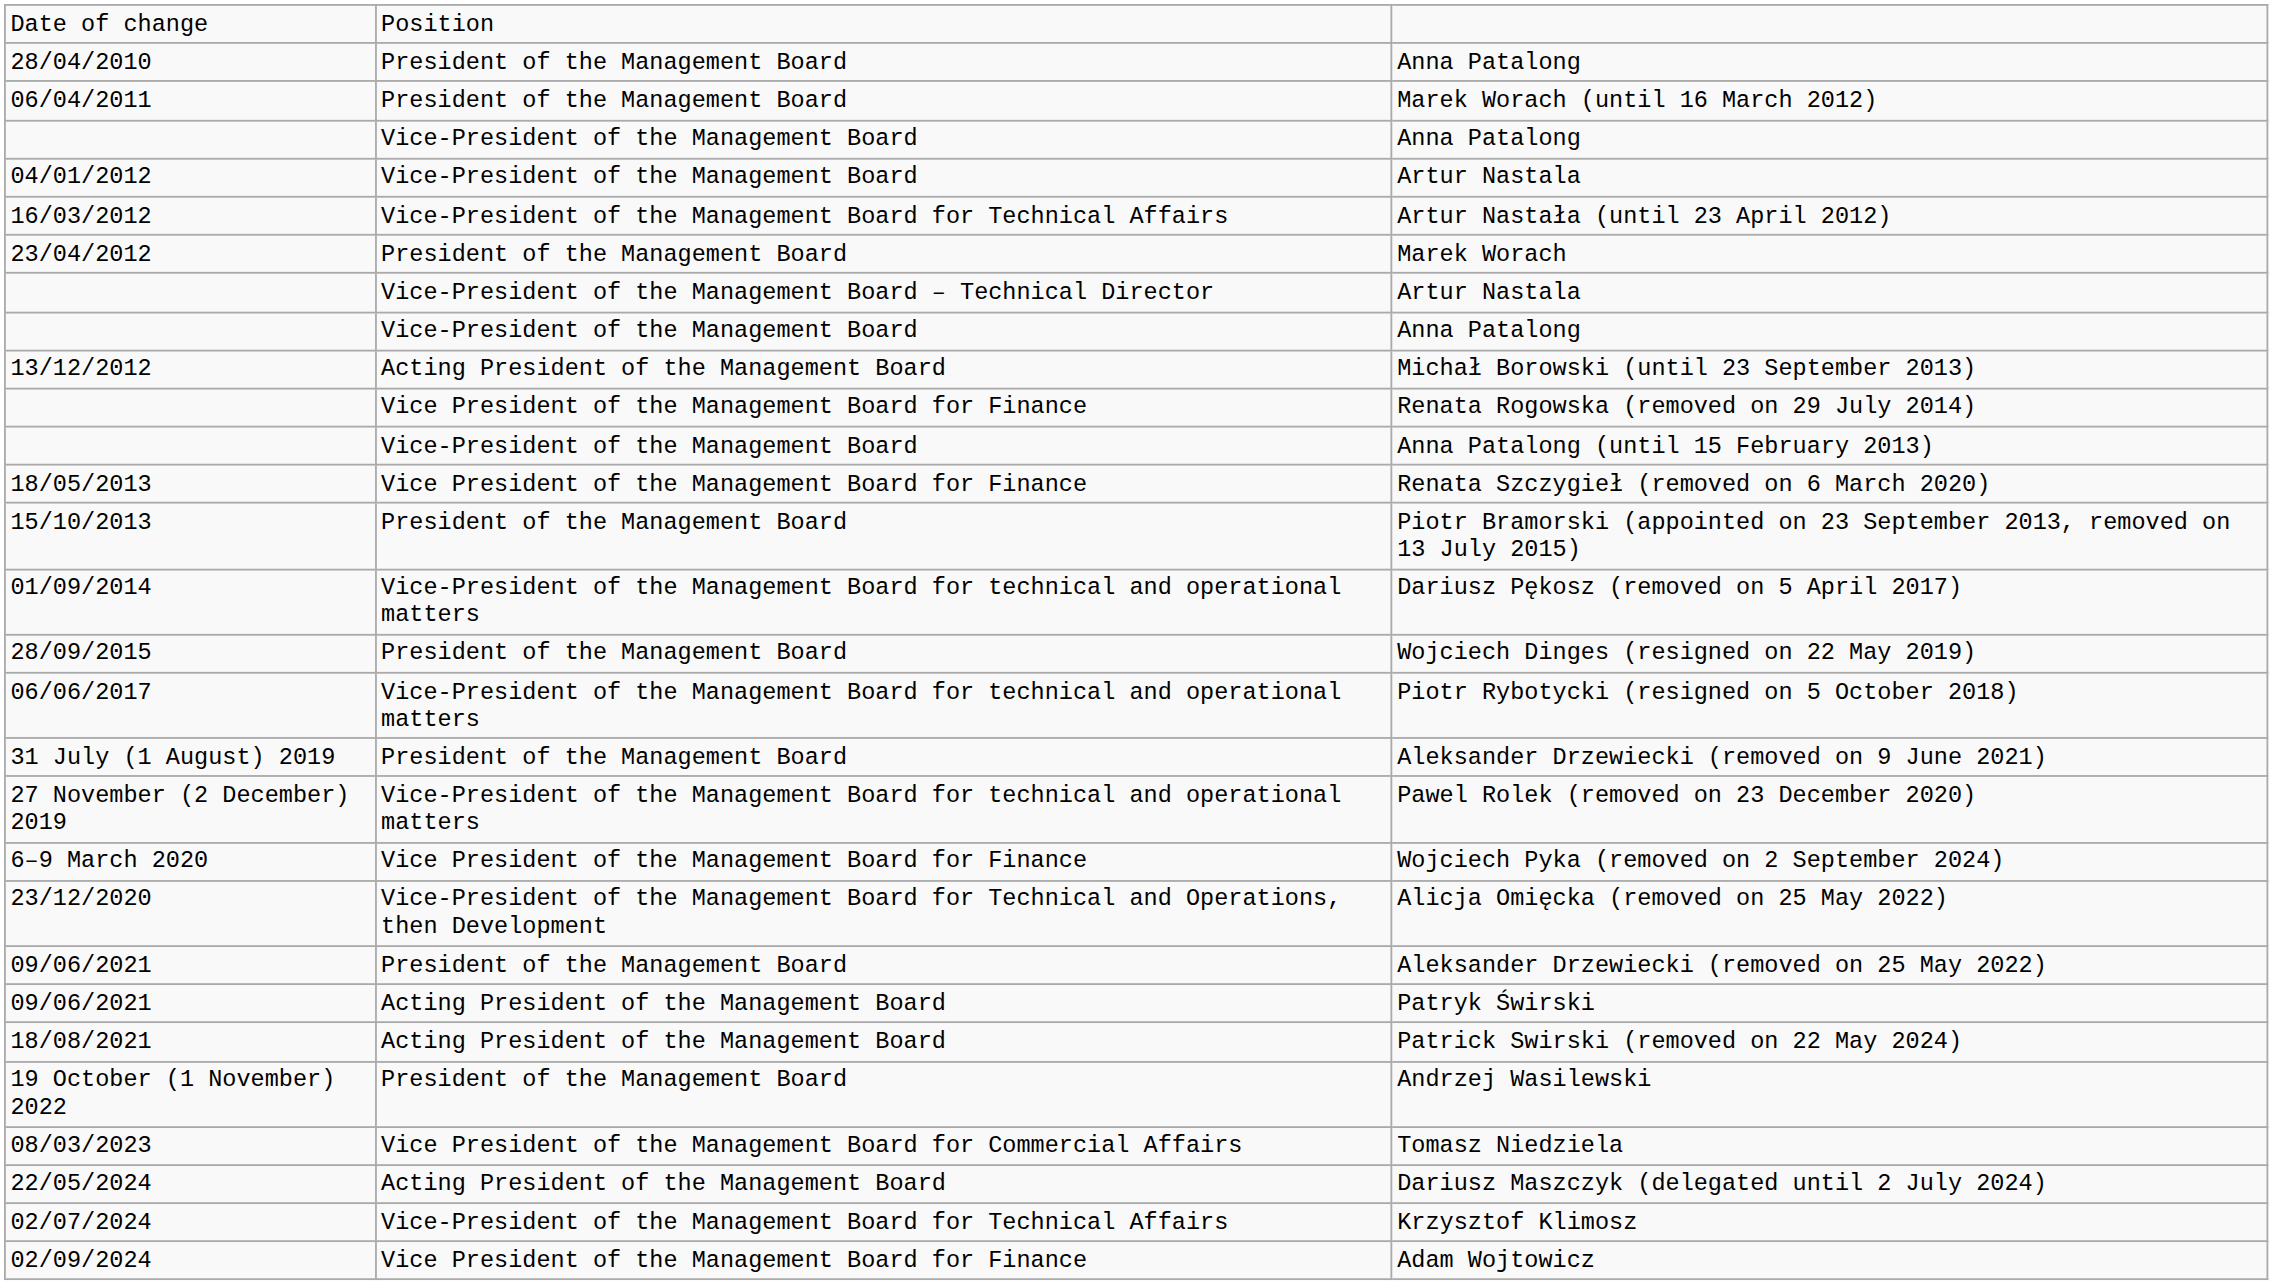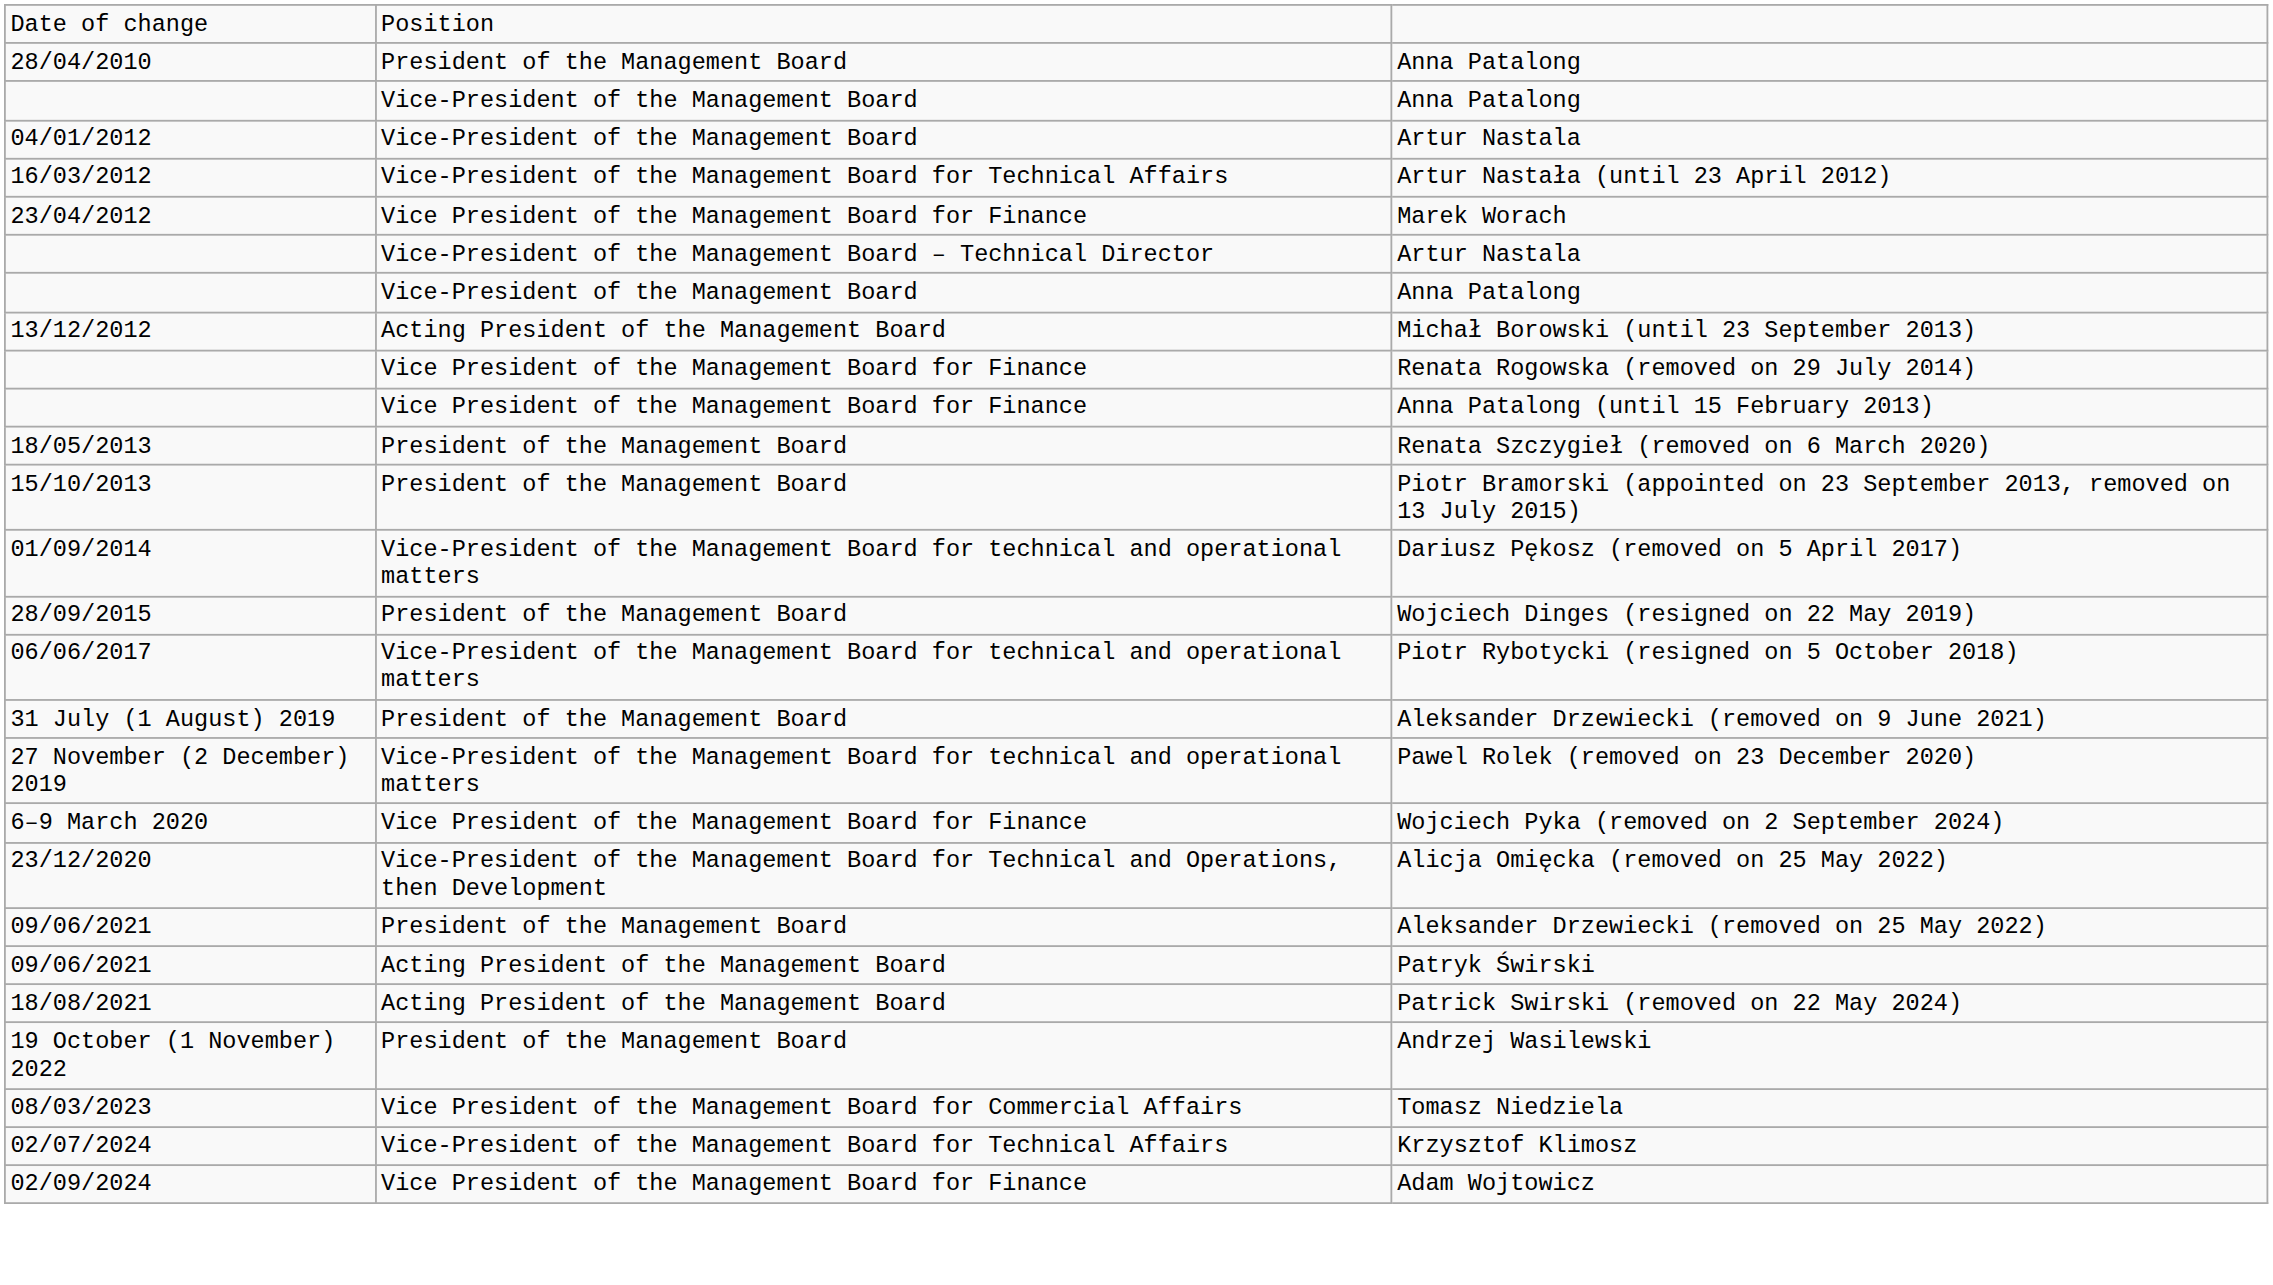- row: (81, 101)
(614, 254) President of the Management Board -> (734, 216) Vice President of the Management Board for Finance
(649, 446) Vice-President of the Management Board -> (734, 408) Vice President of the Management Board for Finance
(734, 484) Vice President of the Management Board for Finance -> (614, 446) President of the Management Board
- row: (81, 1184)
